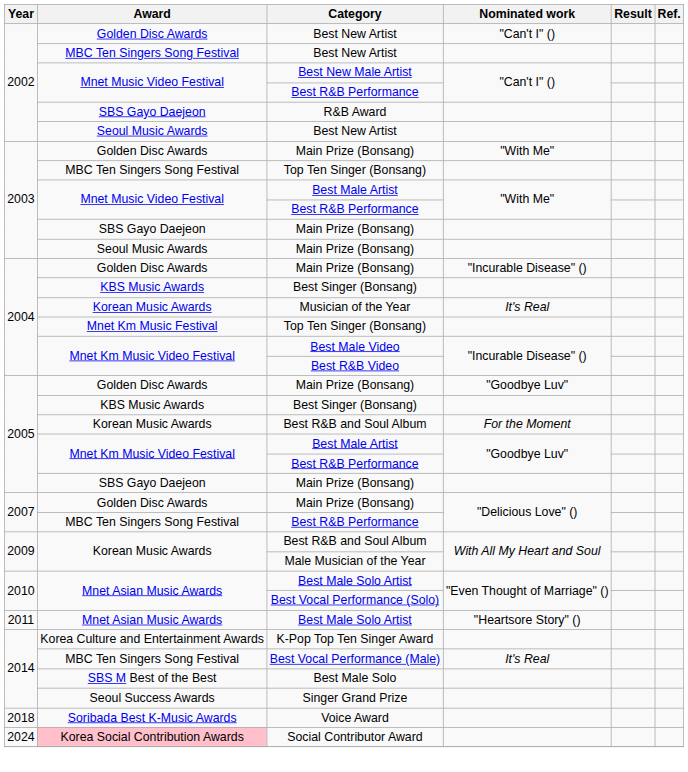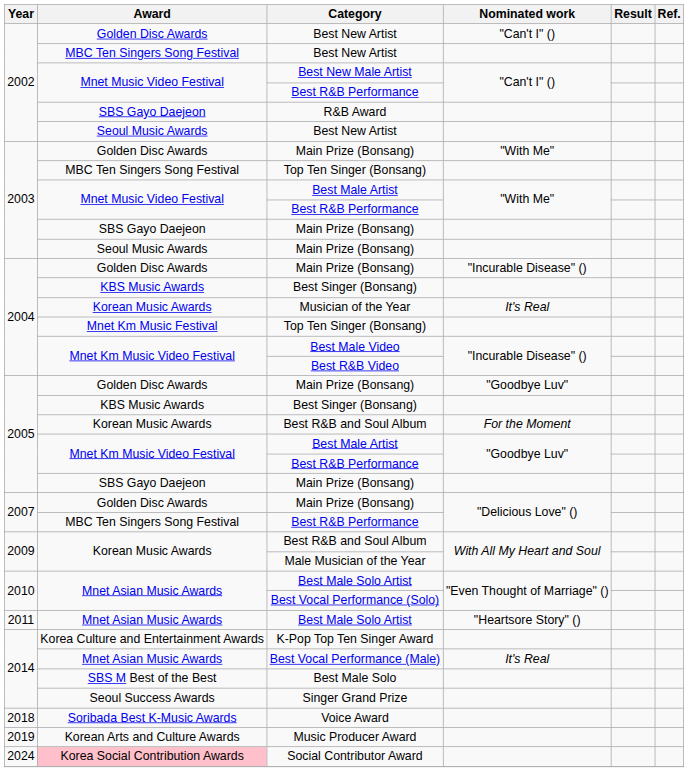(152, 659) MBC Ten Singers Song Festival -> (152, 659) Mnet Asian Music Awards
+ row: (21, 737)
